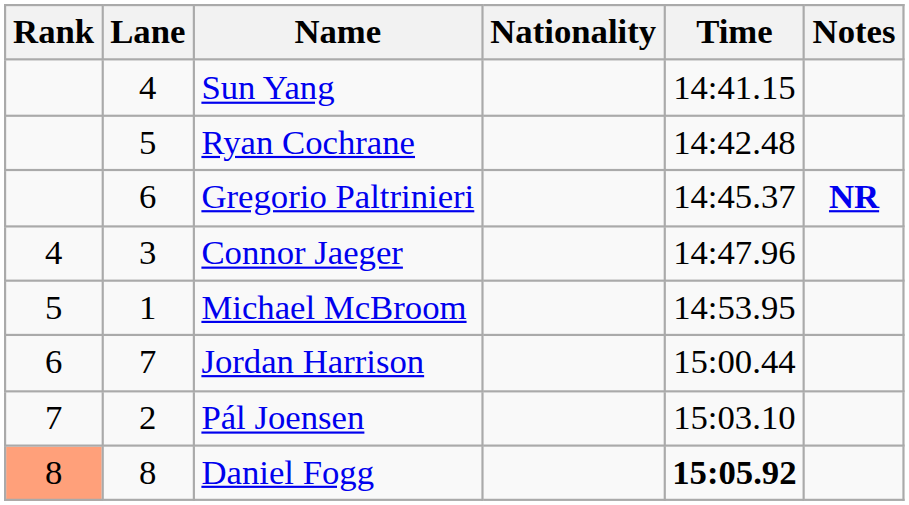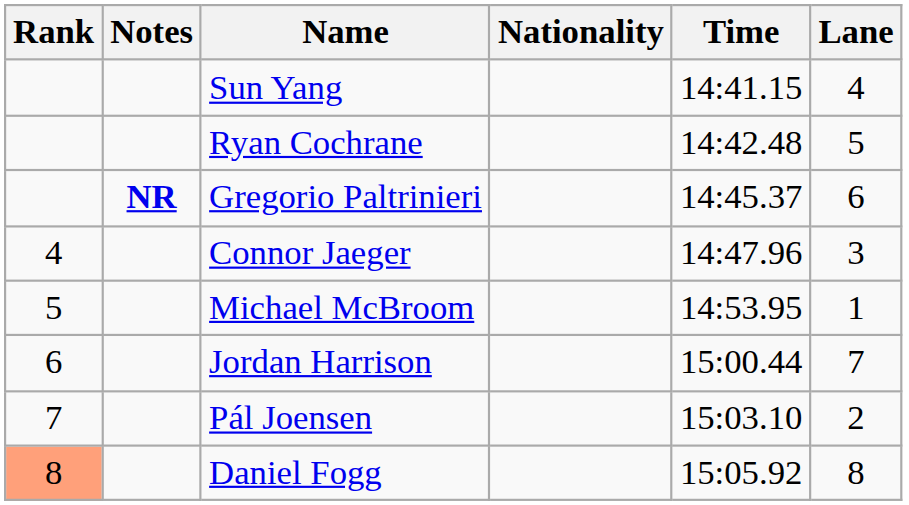columns swapped: (148, 32) <-> (854, 32)
(734, 472) bold -> (741, 472) normal
